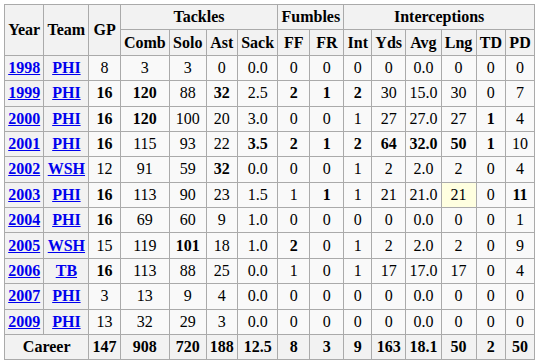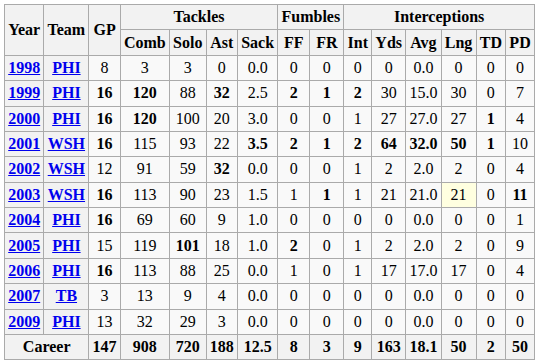(66, 144) PHI -> (66, 144) WSH
(66, 194) PHI -> (66, 194) WSH
(66, 245) WSH -> (66, 245) PHI
(66, 270) TB -> (66, 270) PHI
(66, 296) PHI -> (66, 296) TB
